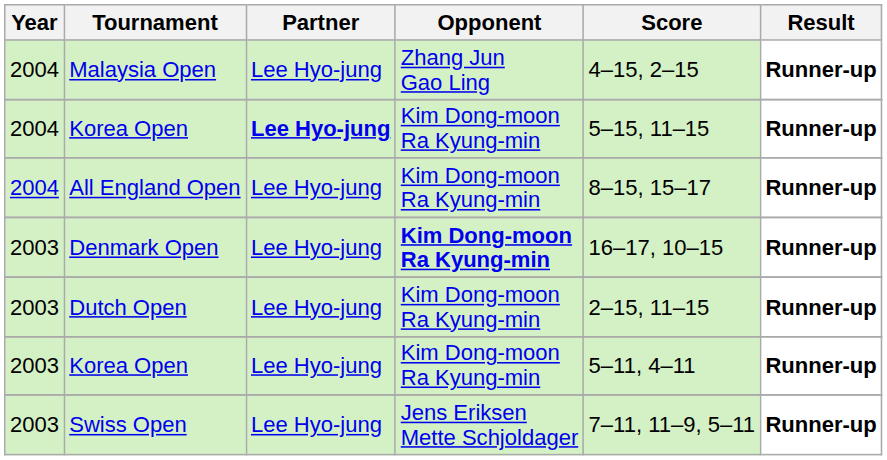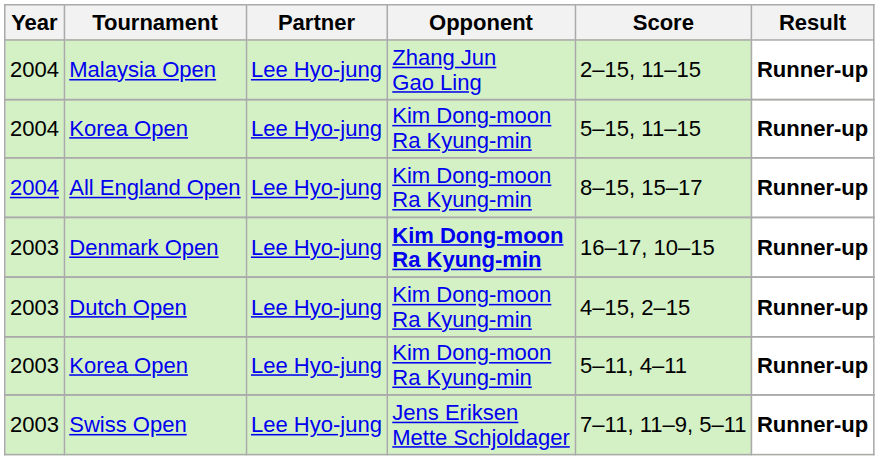(644, 70) 4–15, 2–15 -> (640, 70) 2–15, 11–15
(321, 129) bold -> (316, 129) normal
(649, 307) 2–15, 11–15 -> (635, 307) 4–15, 2–15
